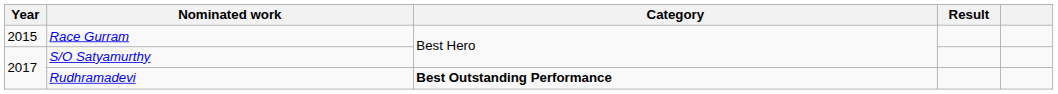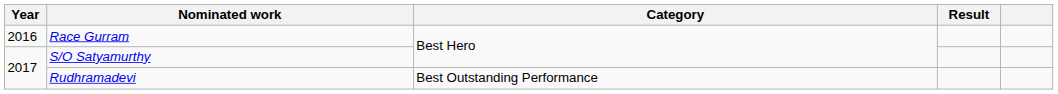(22, 36) 2015 -> (22, 36) 2016
(514, 78) bold -> (507, 78) normal
